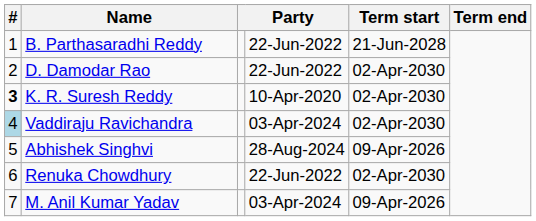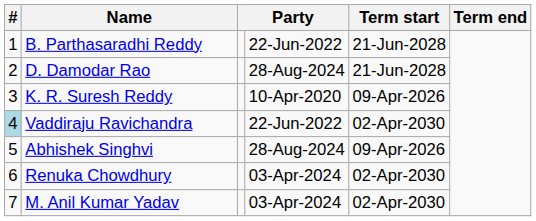(295, 70) 22-Jun-2022 -> (297, 70) 28-Aug-2024
(399, 70) 02-Apr-2030 -> (399, 70) 21-Jun-2028
(13, 96) bold -> (13, 96) normal
(399, 96) 02-Apr-2030 -> (399, 96) 09-Apr-2026
(295, 123) 03-Apr-2024 -> (295, 123) 22-Jun-2022
(295, 176) 22-Jun-2022 -> (295, 176) 03-Apr-2024
(399, 202) 09-Apr-2026 -> (399, 202) 02-Apr-2030
